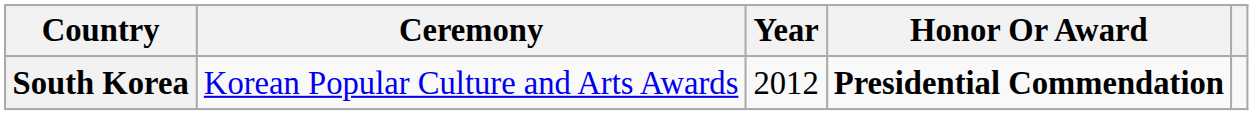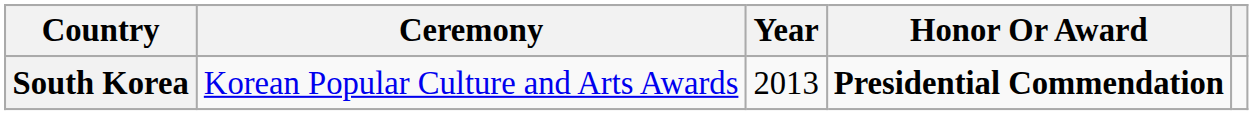(786, 82) 2012 -> (786, 82) 2013
